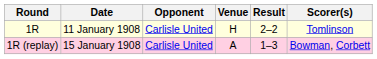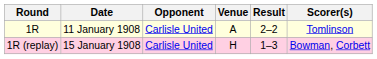(233, 29) H -> (233, 29) A
(233, 45) A -> (233, 45) H
